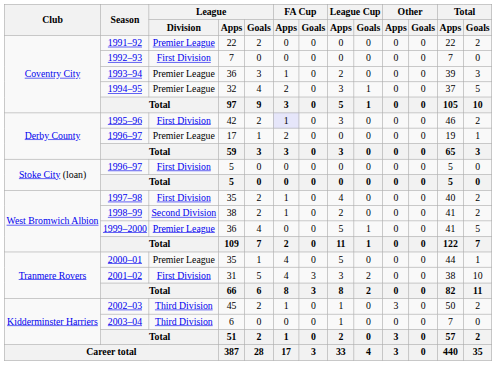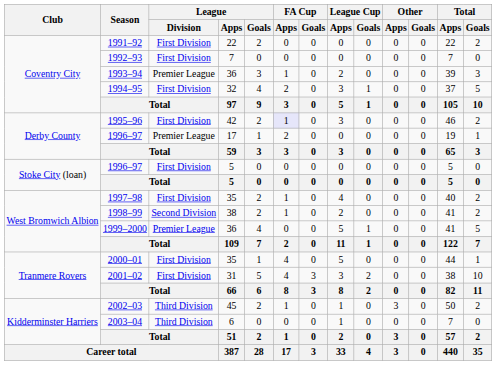(184, 43) Premier League -> (184, 43) First Division
(184, 89) Premier League -> (184, 89) First Division
(184, 259) Premier League -> (184, 259) First Division
